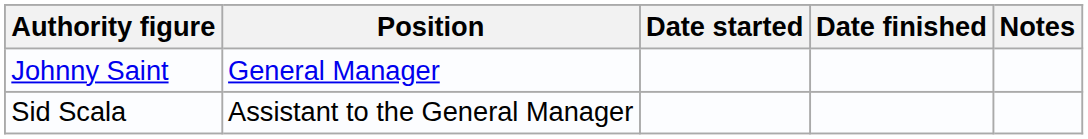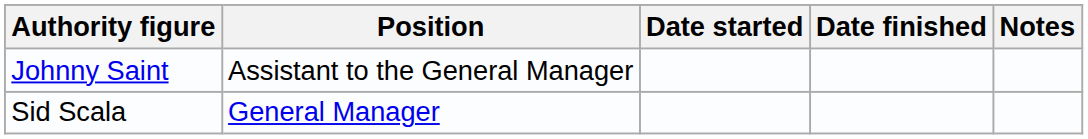(334, 70) General Manager -> (431, 70) Assistant to the General Manager
(431, 113) Assistant to the General Manager -> (334, 113) General Manager
